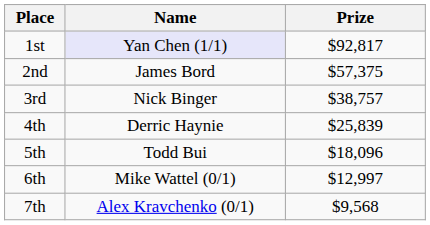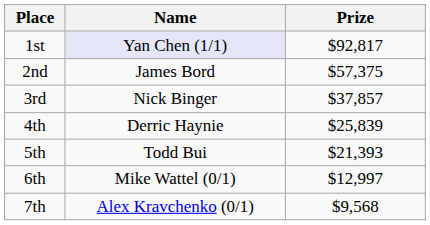(355, 98) $38,757 -> (355, 98) $37,857
(355, 152) $18,096 -> (355, 152) $21,393
